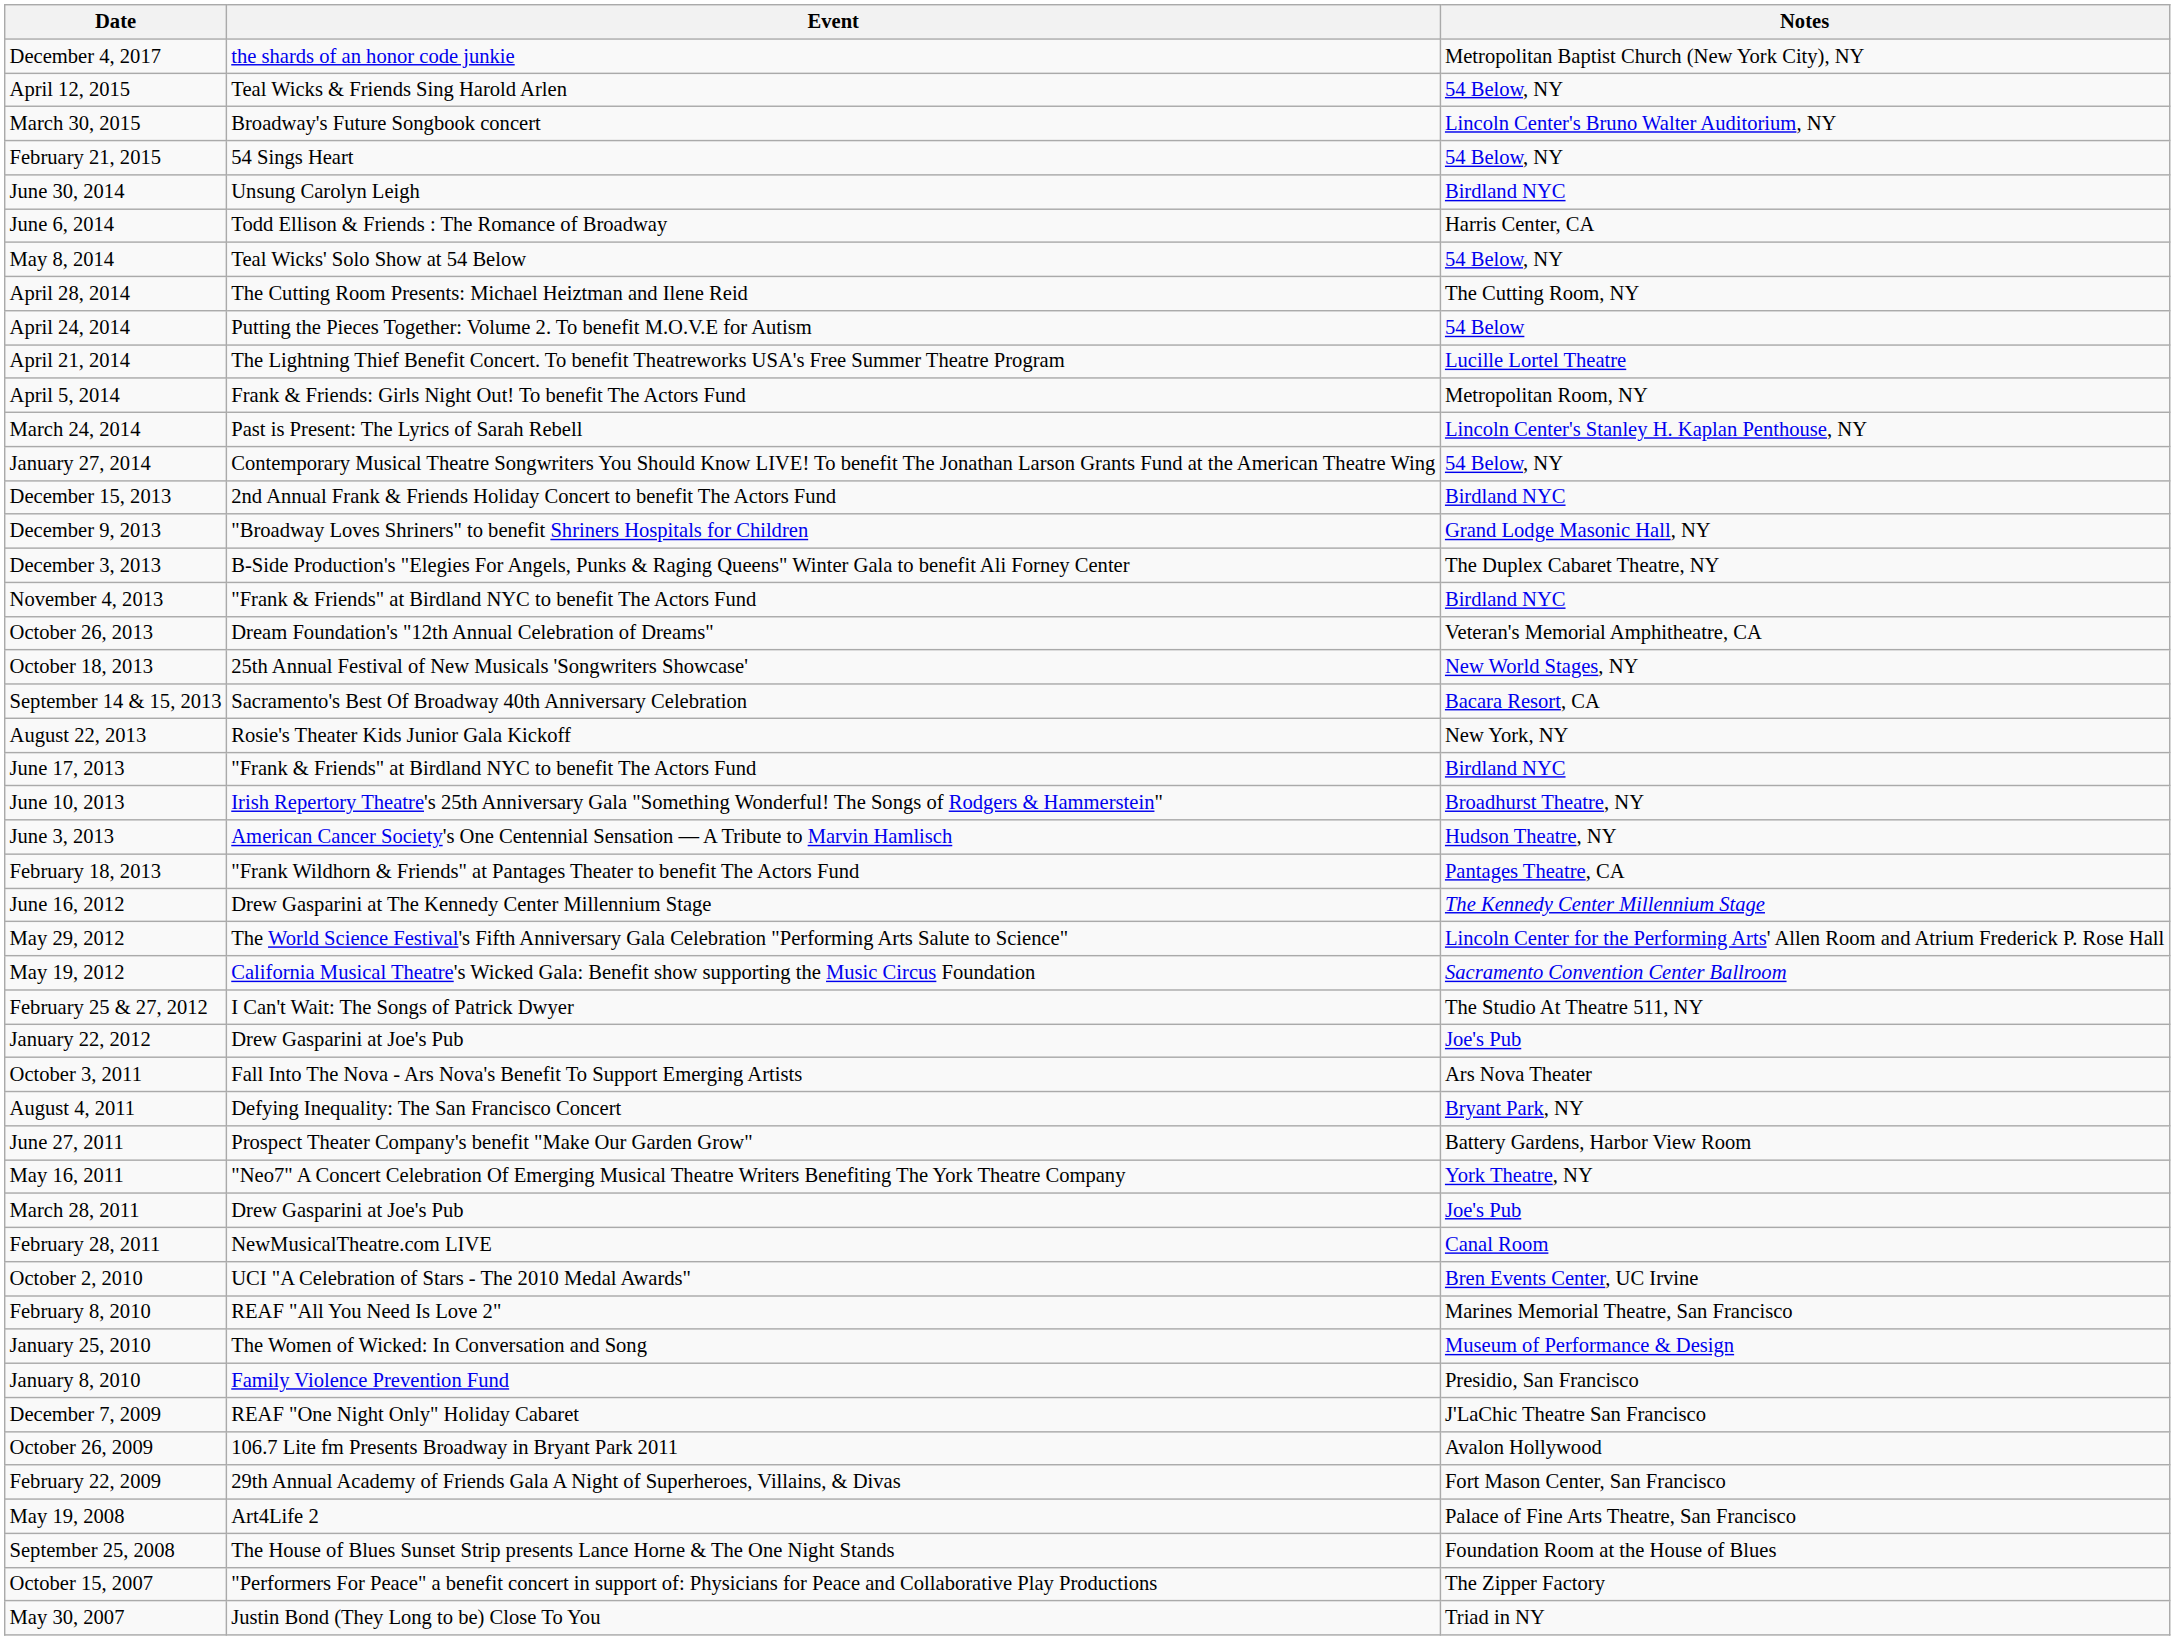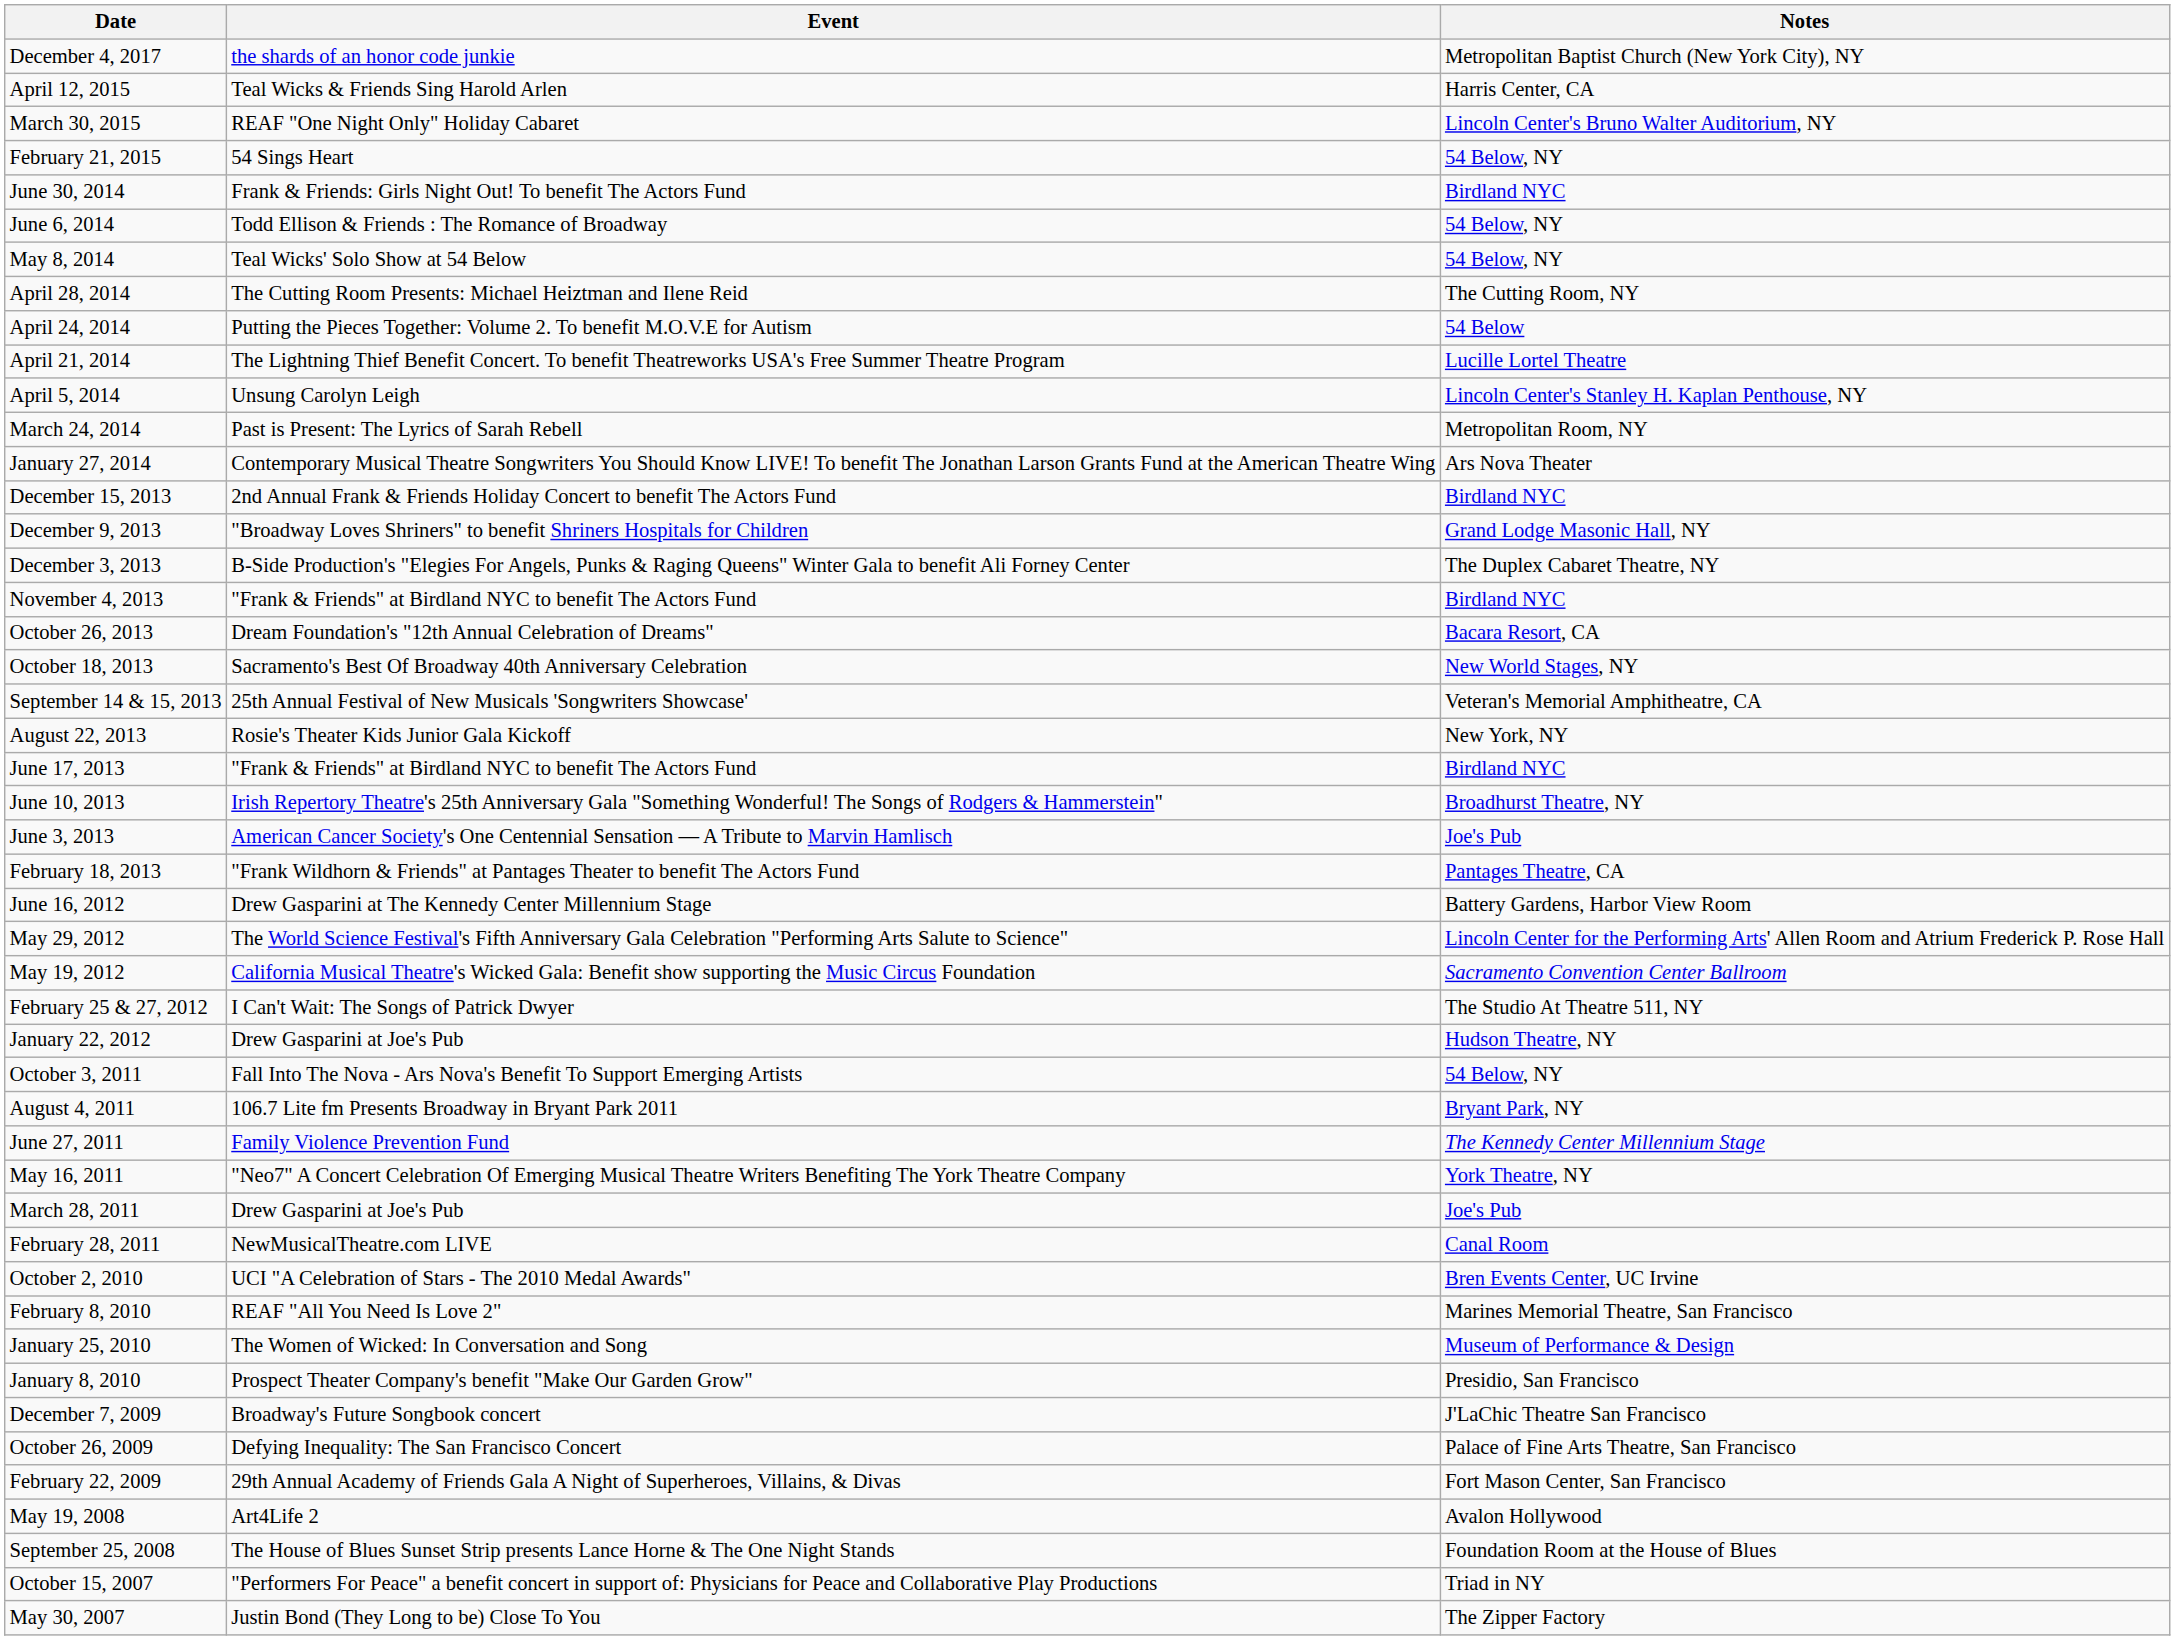(1504, 89) 54 Below, NY -> (1520, 89) Harris Center, CA
(386, 123) Broadway's Future Songbook concert -> (405, 123) REAF "One Night Only" Holiday Cabaret
(326, 191) Unsung Carolyn Leigh -> (489, 191) Frank & Friends: Girls Night Out! To benefit The Actors Fund
(1520, 225) Harris Center, CA -> (1504, 225) 54 Below, NY
(489, 395) Frank & Friends: Girls Night Out! To benefit The Actors Fund -> (326, 395) Unsung Carolyn Leigh
(1546, 395) Metropolitan Room, NY -> (1656, 395) Lincoln Center's Stanley H. Kaplan Penthouse, NY
(1656, 429) Lincoln Center's Stanley H. Kaplan Penthouse, NY -> (1546, 429) Metropolitan Room, NY
(1504, 463) 54 Below, NY -> (1518, 463) Ars Nova Theater
(1603, 633) Veteran's Memorial Amphitheatre, CA -> (1522, 633) Bacara Resort, CA
(490, 667) 25th Annual Festival of New Musicals 'Songwriters Showcase' -> (489, 667) Sacramento's Best Of Broadway 40th Anniversary Celebration
(489, 701) Sacramento's Best Of Broadway 40th Anniversary Celebration -> (490, 701) 25th Annual Festival of New Musicals 'Songwriters Showcase'
(1522, 701) Bacara Resort, CA -> (1603, 701) Veteran's Memorial Amphitheatre, CA
(1531, 836) Hudson Theatre, NY -> (1483, 836) Joe's Pub
(1605, 904) The Kennedy Center Millennium Stage -> (1598, 904) Battery Gardens, Harbor View Room
(1483, 1040) Joe's Pub -> (1531, 1040) Hudson Theatre, NY
(1518, 1074) Ars Nova Theater -> (1504, 1074) 54 Below, NY
(426, 1108) Defying Inequality: The San Francisco Concert -> (455, 1108) 106.7 Lite fm Presents Broadway in Bryant Park 2011
(492, 1142) Prospect Theater Company's benefit "Make Our Garden Grow" -> (370, 1142) Family Violence Prevention Fund
(1598, 1142) Battery Gardens, Harbor View Room -> (1605, 1142) The Kennedy Center Millennium Stage
(370, 1380) Family Violence Prevention Fund -> (492, 1380) Prospect Theater Company's benefit "Make Our Garden Grow"
(405, 1414) REAF "One Night Only" Holiday Cabaret -> (386, 1414) Broadway's Future Songbook concert
(455, 1448) 106.7 Lite fm Presents Broadway in Bryant Park 2011 -> (426, 1448) Defying Inequality: The San Francisco Concert
(1523, 1448) Avalon Hollywood -> (1620, 1448) Palace of Fine Arts Theatre, San Francisco
(1620, 1516) Palace of Fine Arts Theatre, San Francisco -> (1523, 1516) Avalon Hollywood
(1525, 1584) The Zipper Factory -> (1495, 1584) Triad in NY
(1495, 1618) Triad in NY -> (1525, 1618) The Zipper Factory
